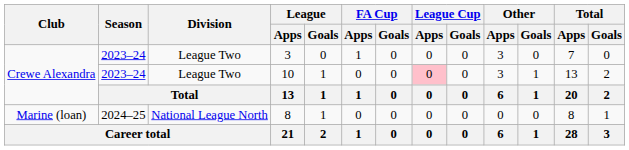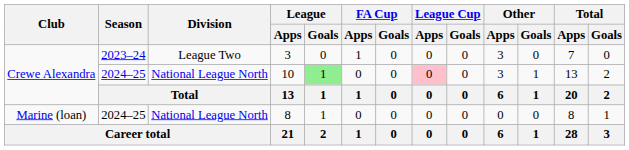(123, 74) 2023–24 -> (123, 74) 2024–25
(210, 74) League Two -> (210, 74) National League North
(323, 74) no background -> (323, 74) lightgreen background
